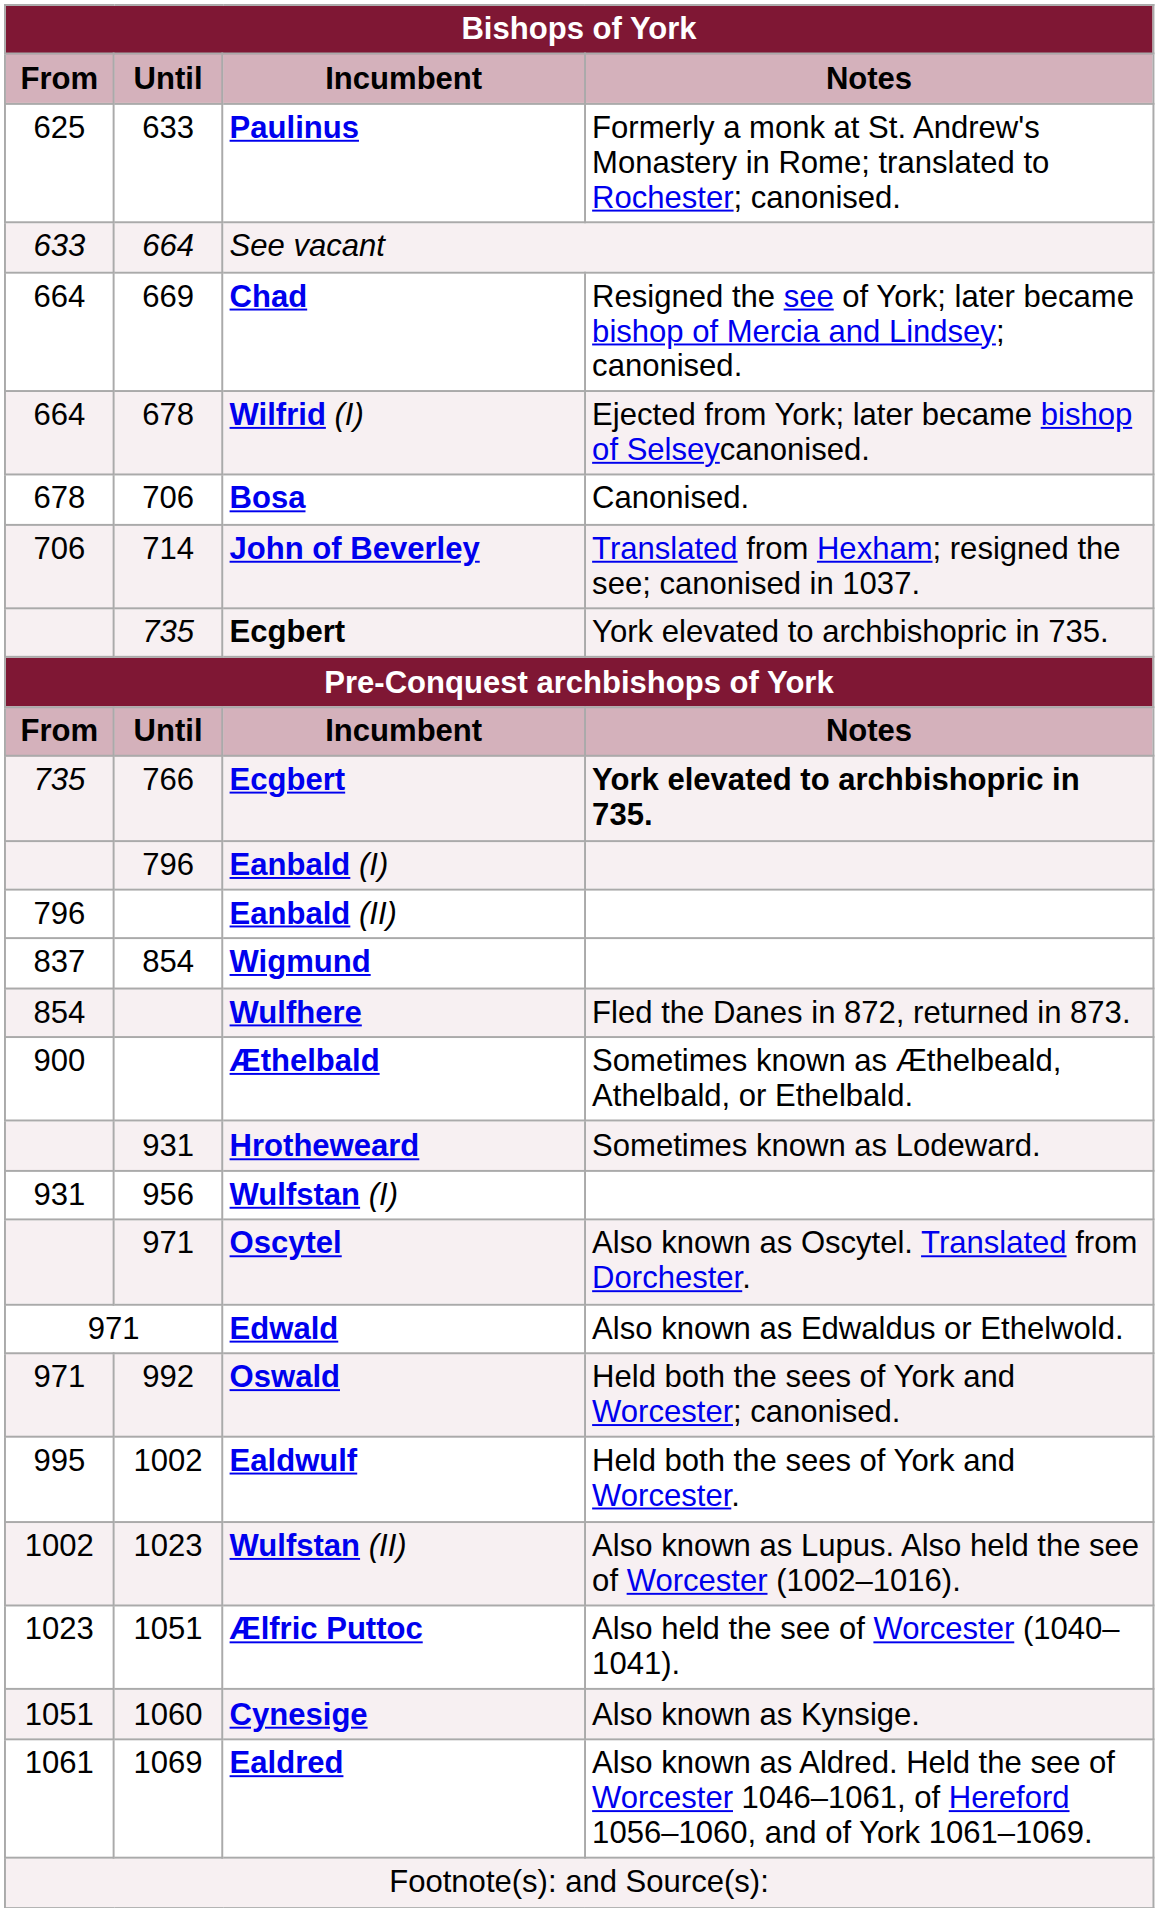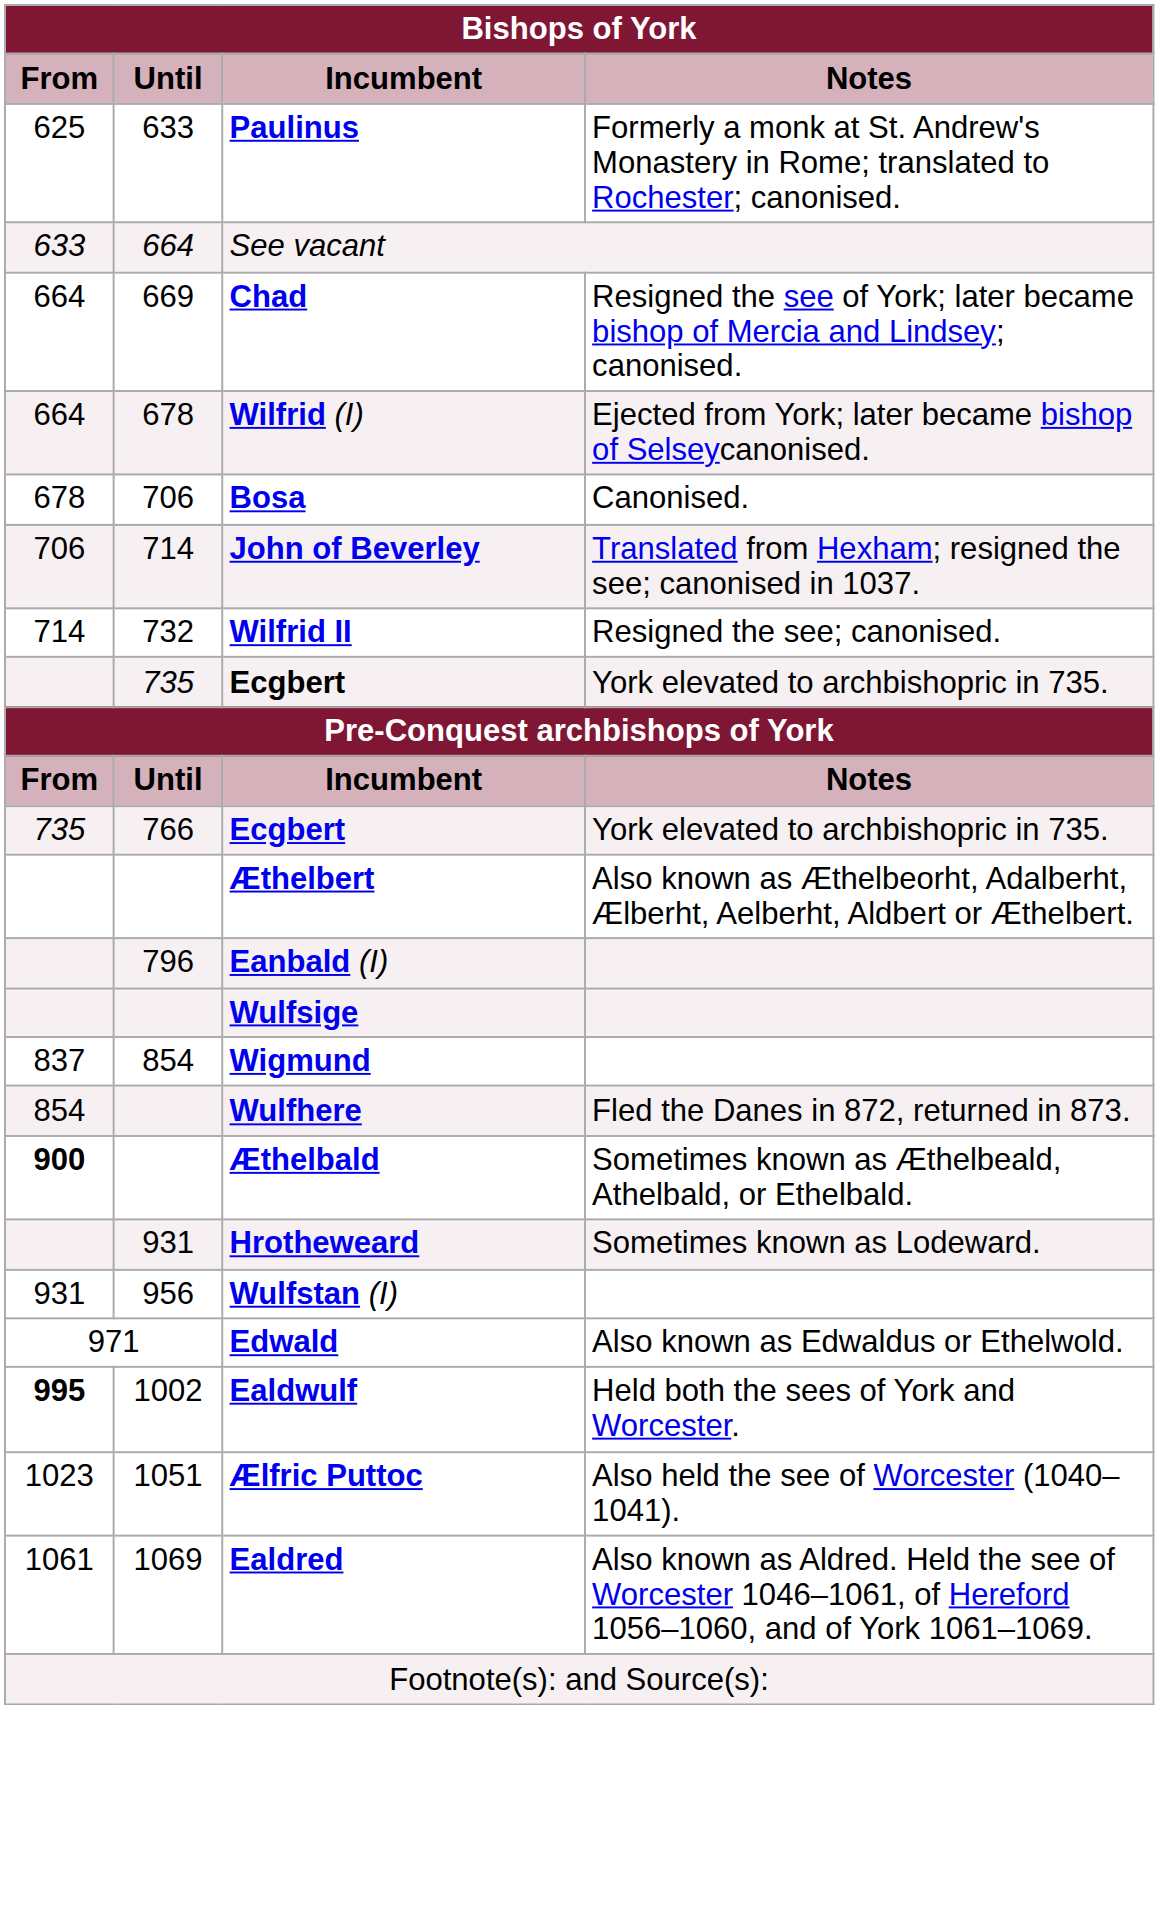+ row: (168, 632)
(836, 797) bold -> (850, 829) normal
+ row: (168, 897)
- row: (168, 914)
+ row: (168, 1012)
(59, 1061) normal -> (59, 1159) bold
- row: (168, 1243)
- row: (168, 1377)
(59, 1461) normal -> (59, 1391) bold
- row: (168, 1545)
- row: (168, 1713)
